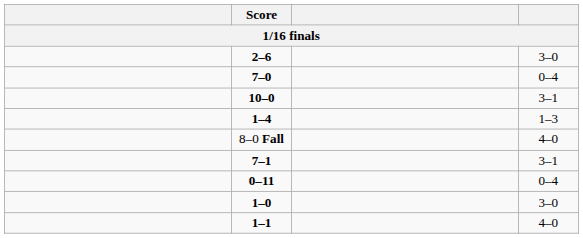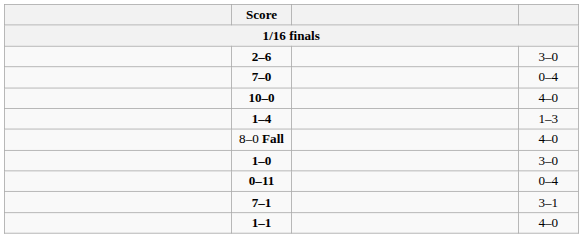(548, 98) 3–1 -> (548, 98) 4–0
rows swapped: (262, 160) <-> (262, 202)
